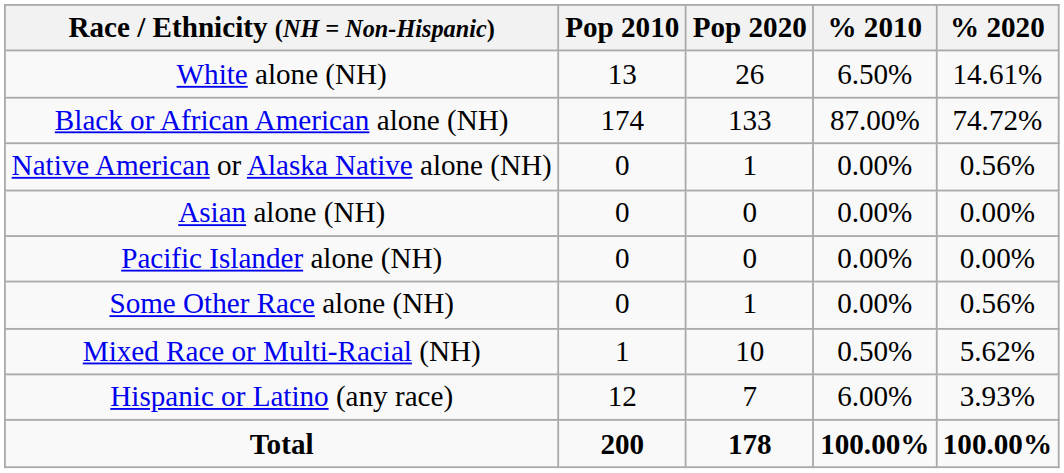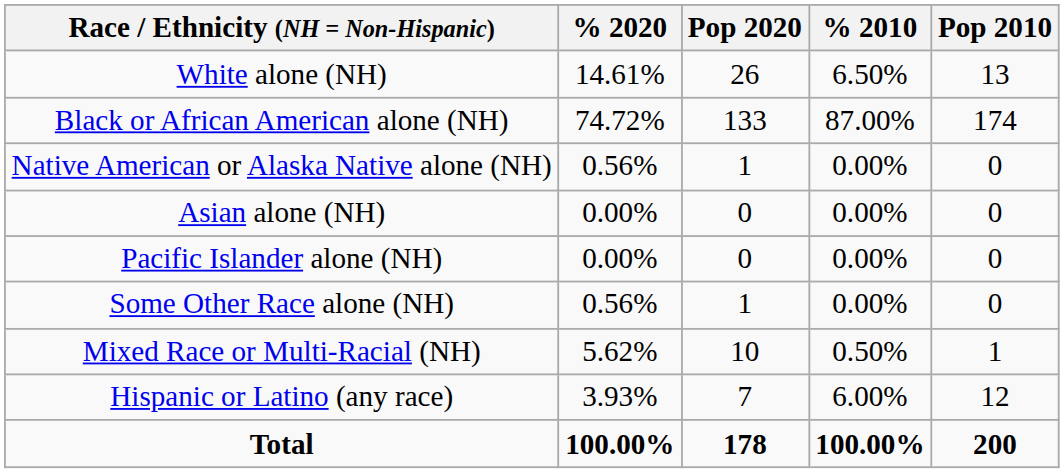columns swapped: (622, 27) <-> (997, 27)
